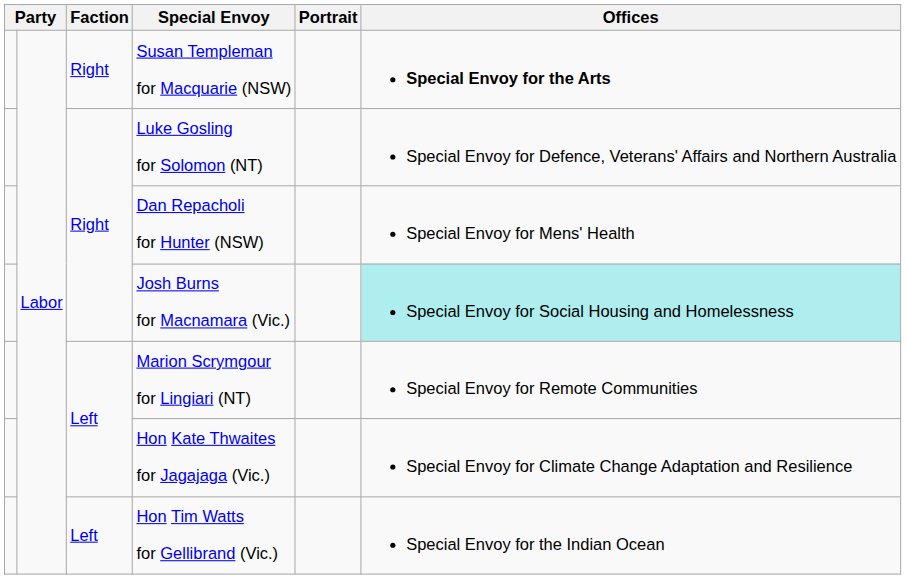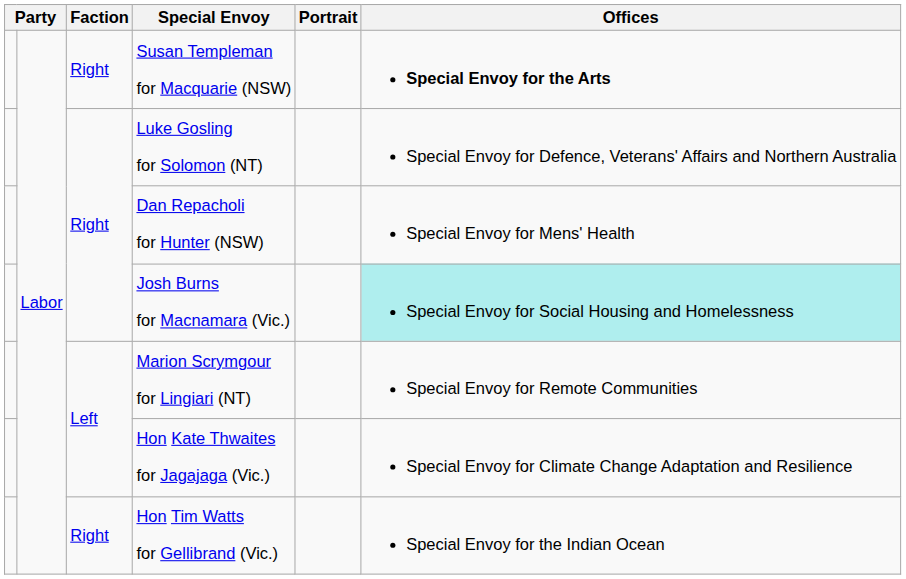(84, 535) Left -> (89, 535) Right
